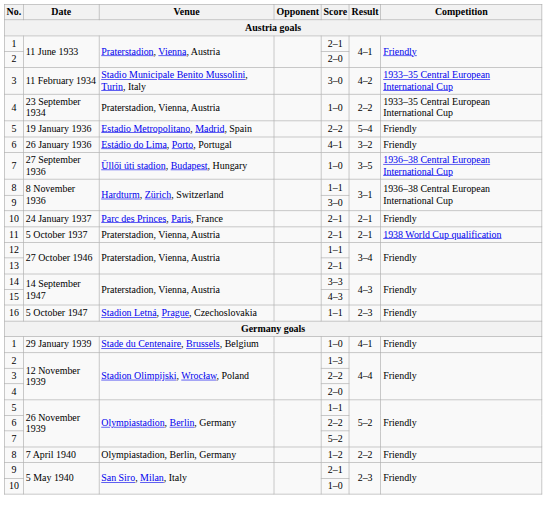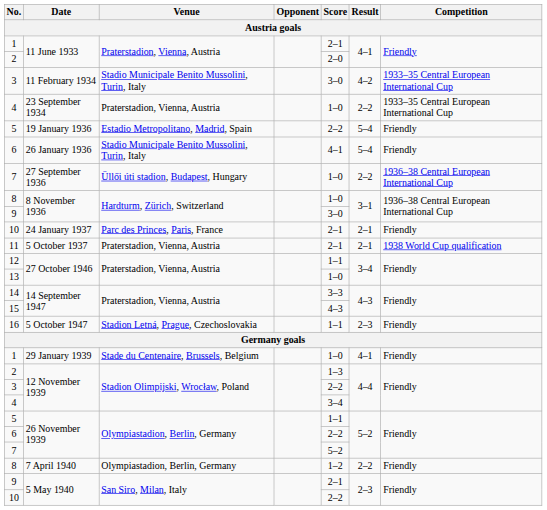(167, 144) Estádio do Lima, Porto, Portugal -> (175, 150) Stadio Municipale Benito Mussolini, Turin, Italy
(365, 144) 3–2 -> (365, 150) 5–4
(365, 166) 3–5 -> (365, 177) 2–2
(335, 187) 1–1 -> (335, 198) 1–0
(335, 266) 2–1 -> (335, 277) 1–0
(335, 391) 2–0 -> (335, 403) 3–4
(335, 486) 1–0 -> (335, 497) 2–2
